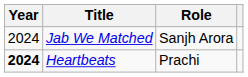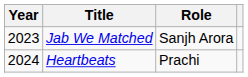(24, 38) 2024 -> (24, 38) 2023
(24, 60) bold -> (24, 60) normal
